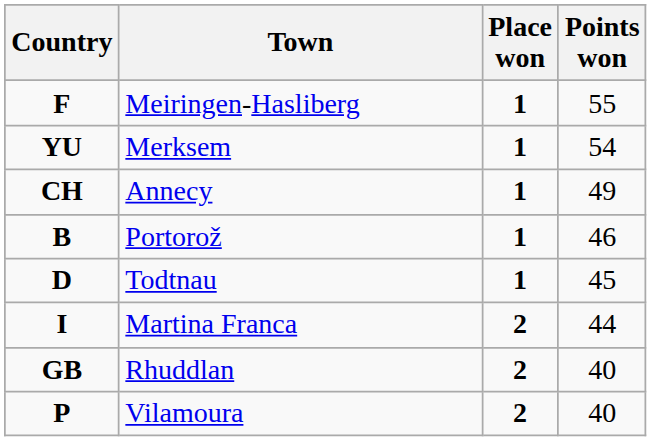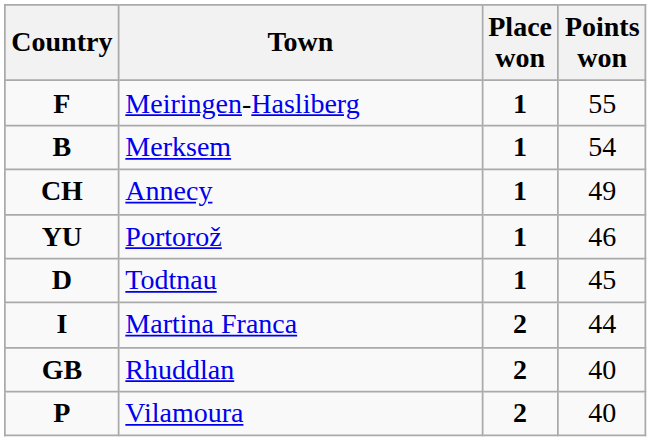(62, 147) YU -> (62, 147) B
(62, 235) B -> (62, 235) YU
